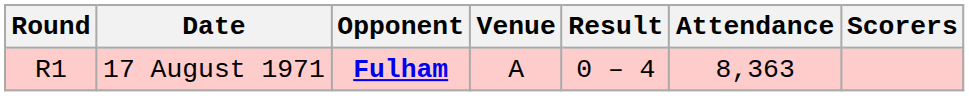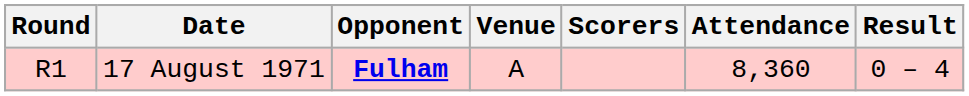columns swapped: (616, 27) <-> (902, 27)
(755, 70) 8,363 -> (771, 70) 8,360
